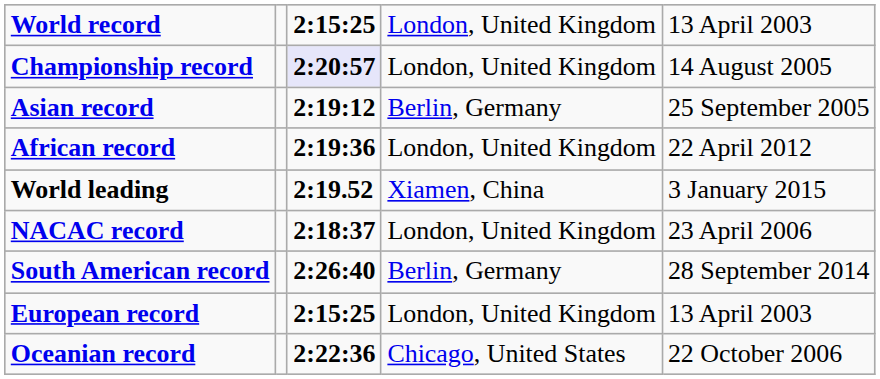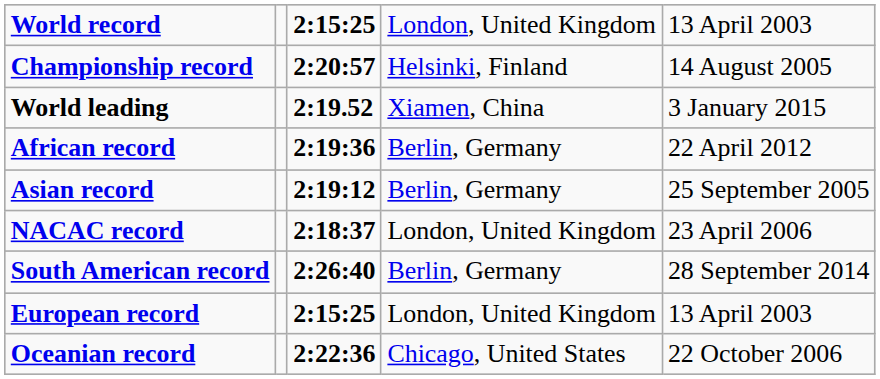(334, 66) lavender background -> (334, 66) no background
(522, 66) London, United Kingdom -> (477, 66) Helsinki, Finland
rows swapped: (90, 189) <-> (82, 107)
(522, 148) London, United Kingdom -> (474, 148) Berlin, Germany
